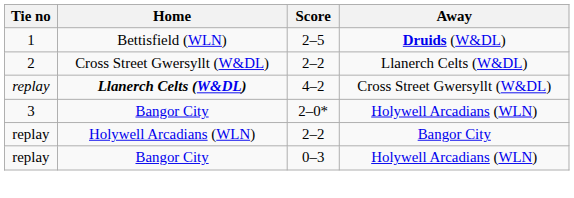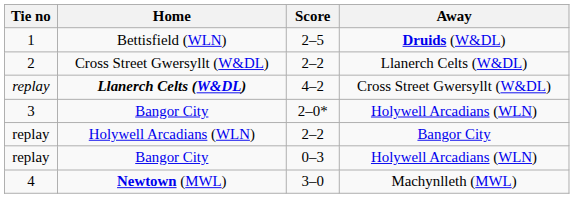+ row: (172, 181)
